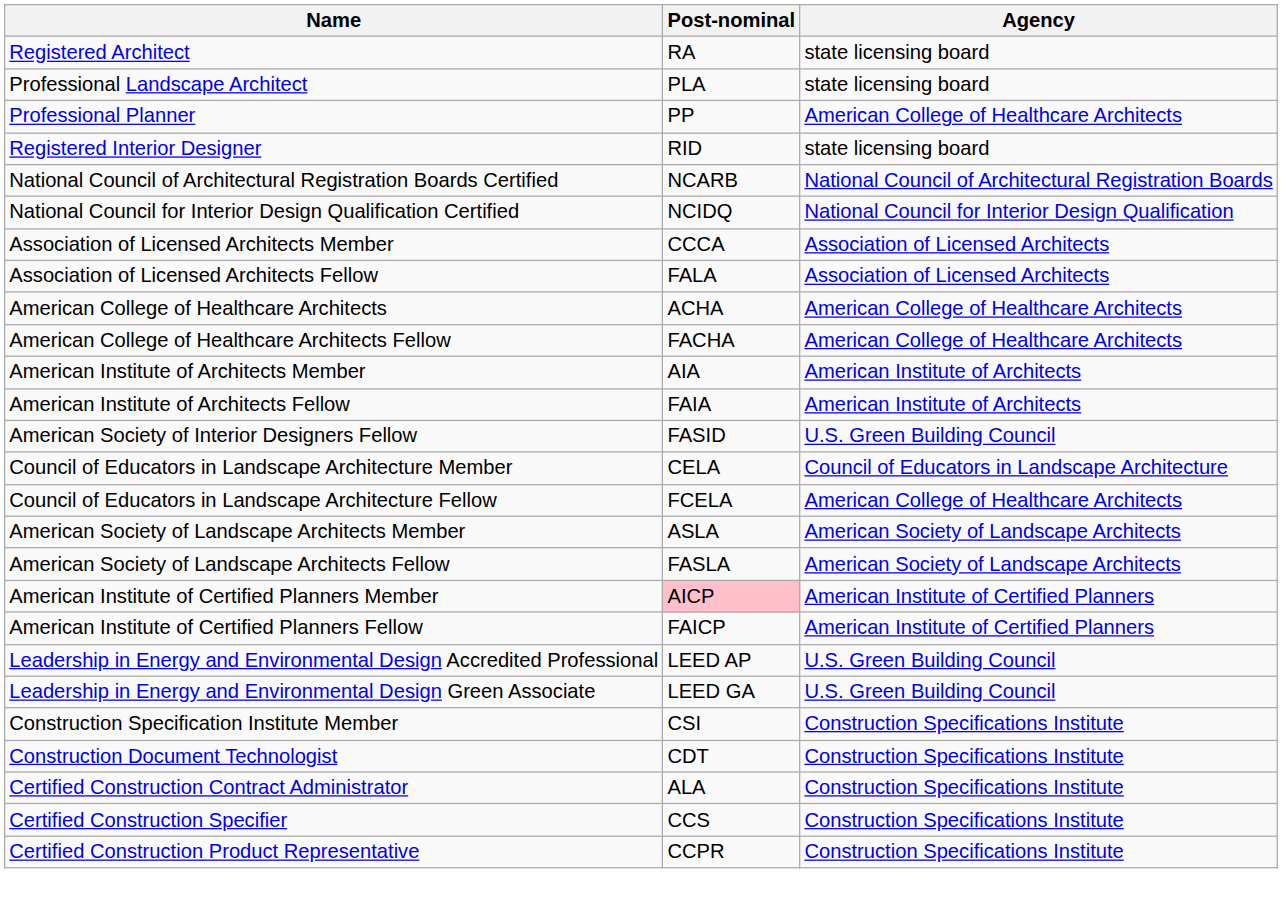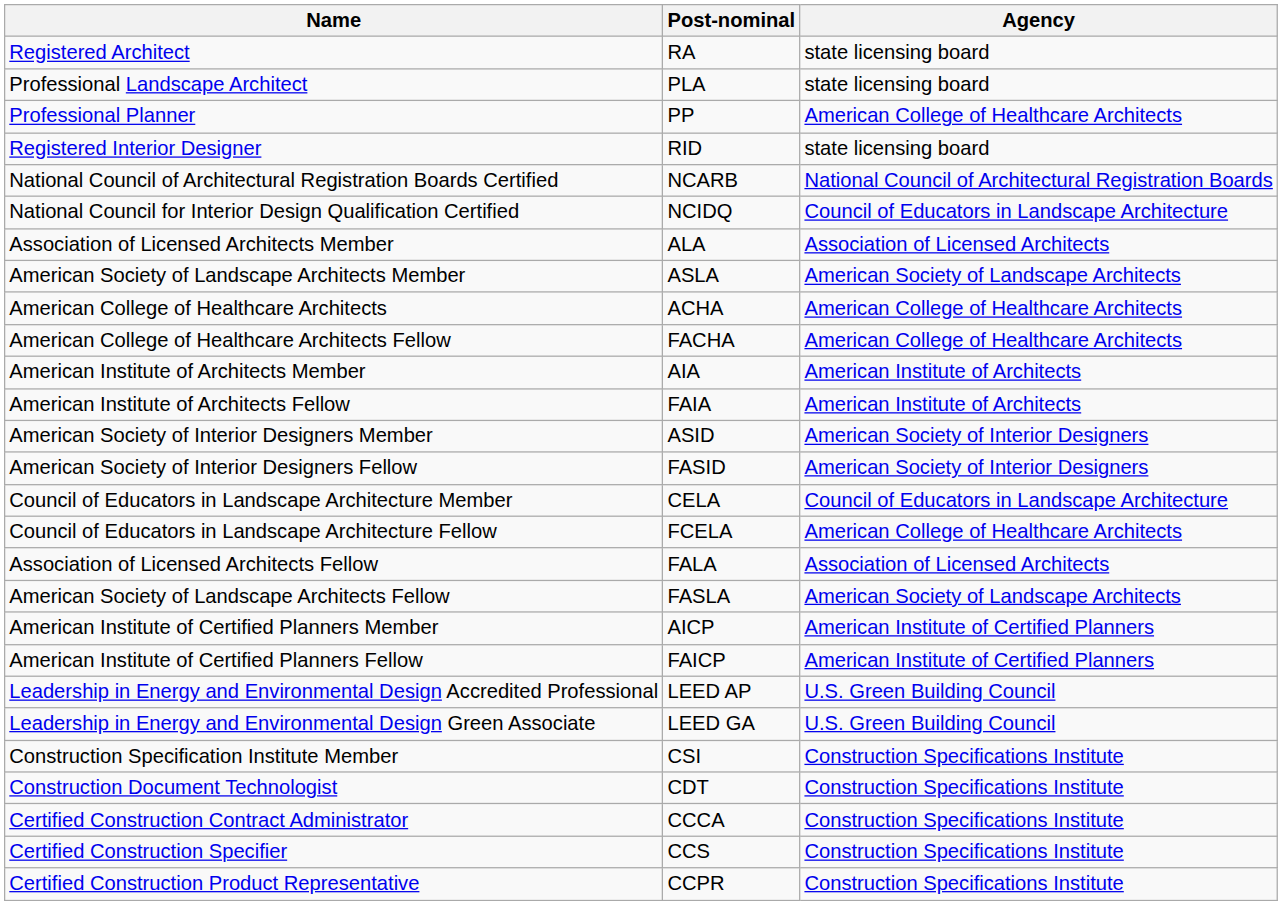(1019, 212) National Council for Interior Design Qualification -> (1016, 212) Council of Educators in Landscape Architecture
(696, 244) CCCA -> (687, 244) ALA
rows swapped: (194, 276) <-> (237, 532)
+ row: (221, 436)
(930, 436) U.S. Green Building Council -> (976, 468) American Society of Interior Designers
(691, 595) pink background -> (691, 627) no background
(687, 787) ALA -> (696, 819) CCCA
